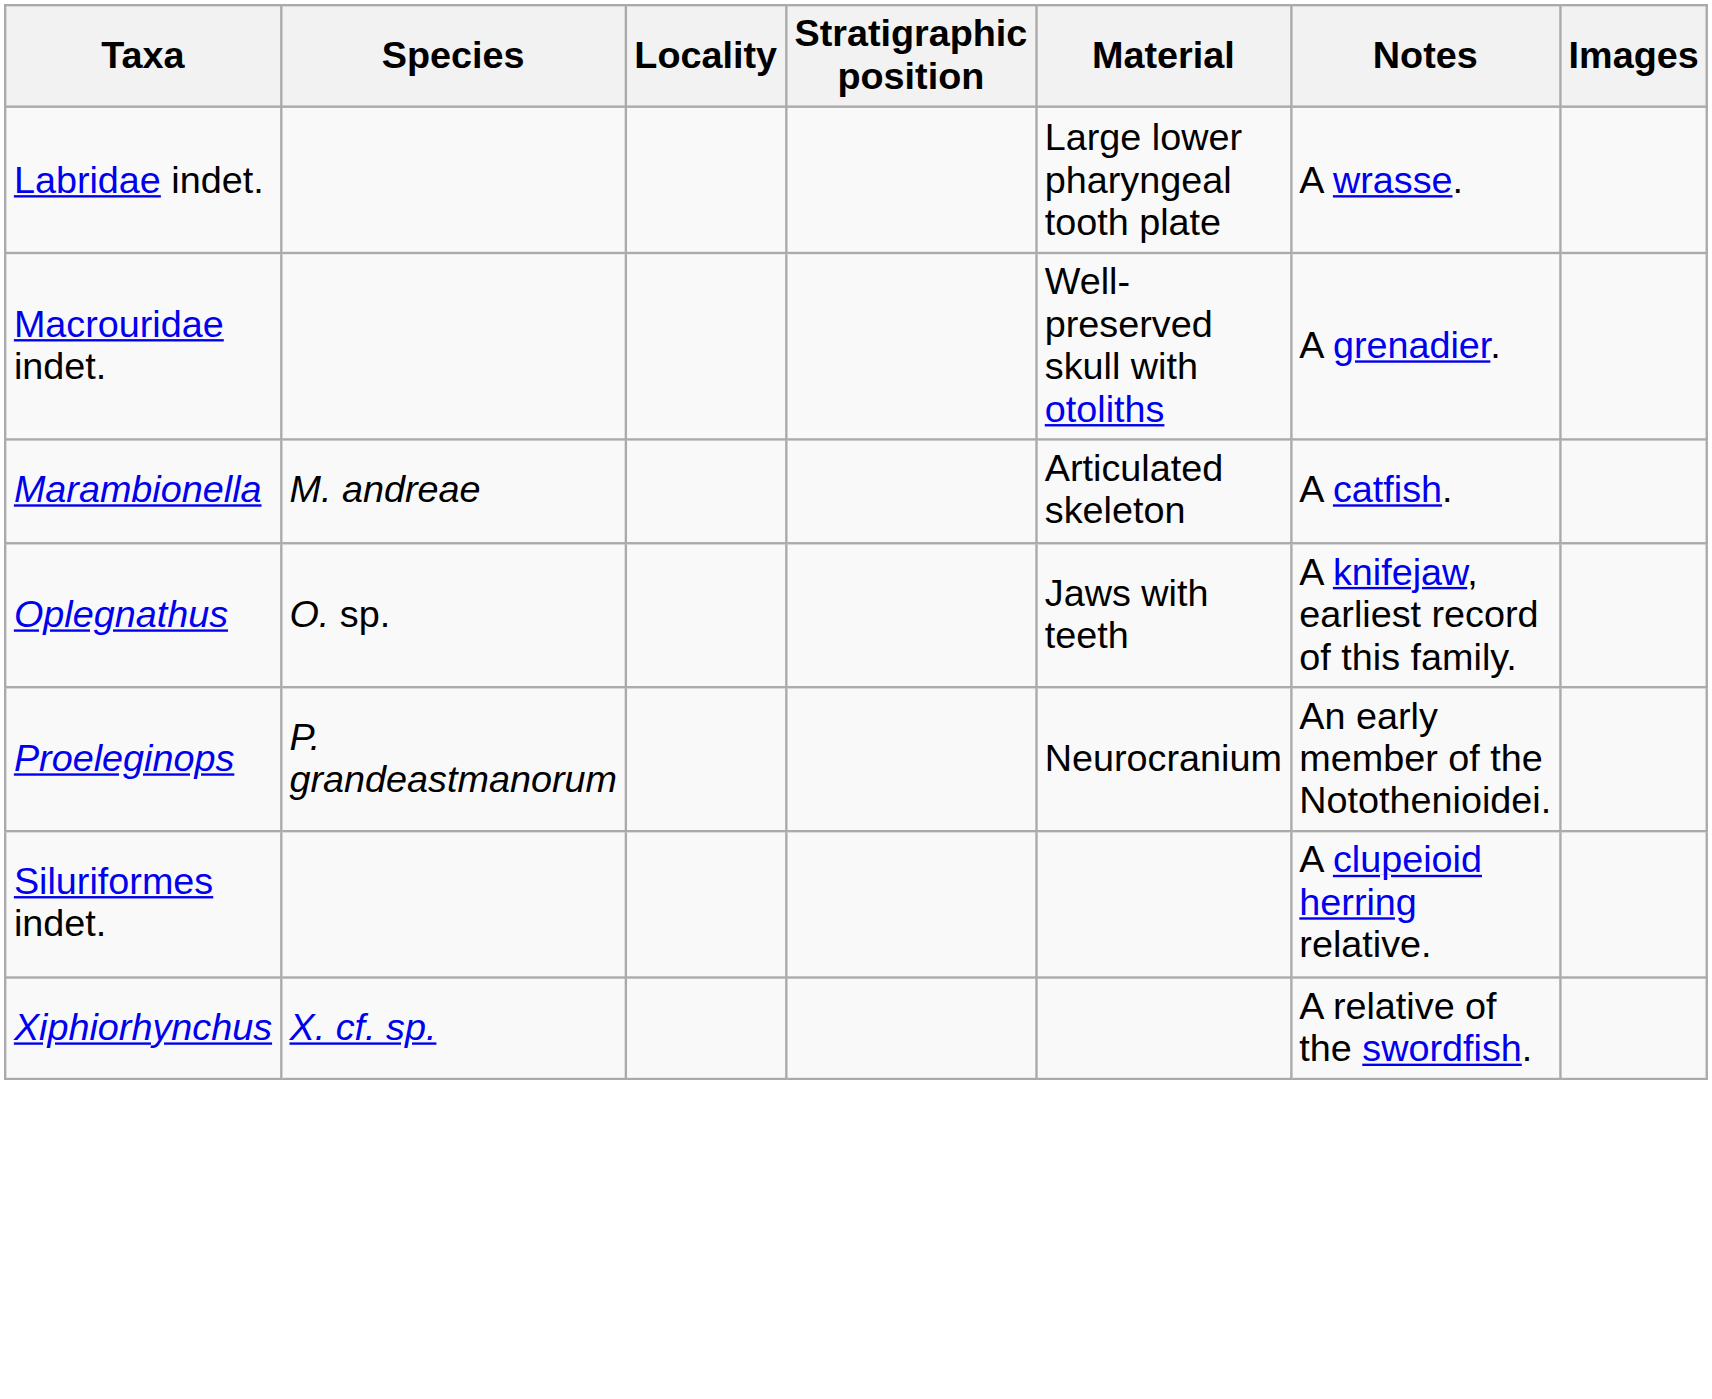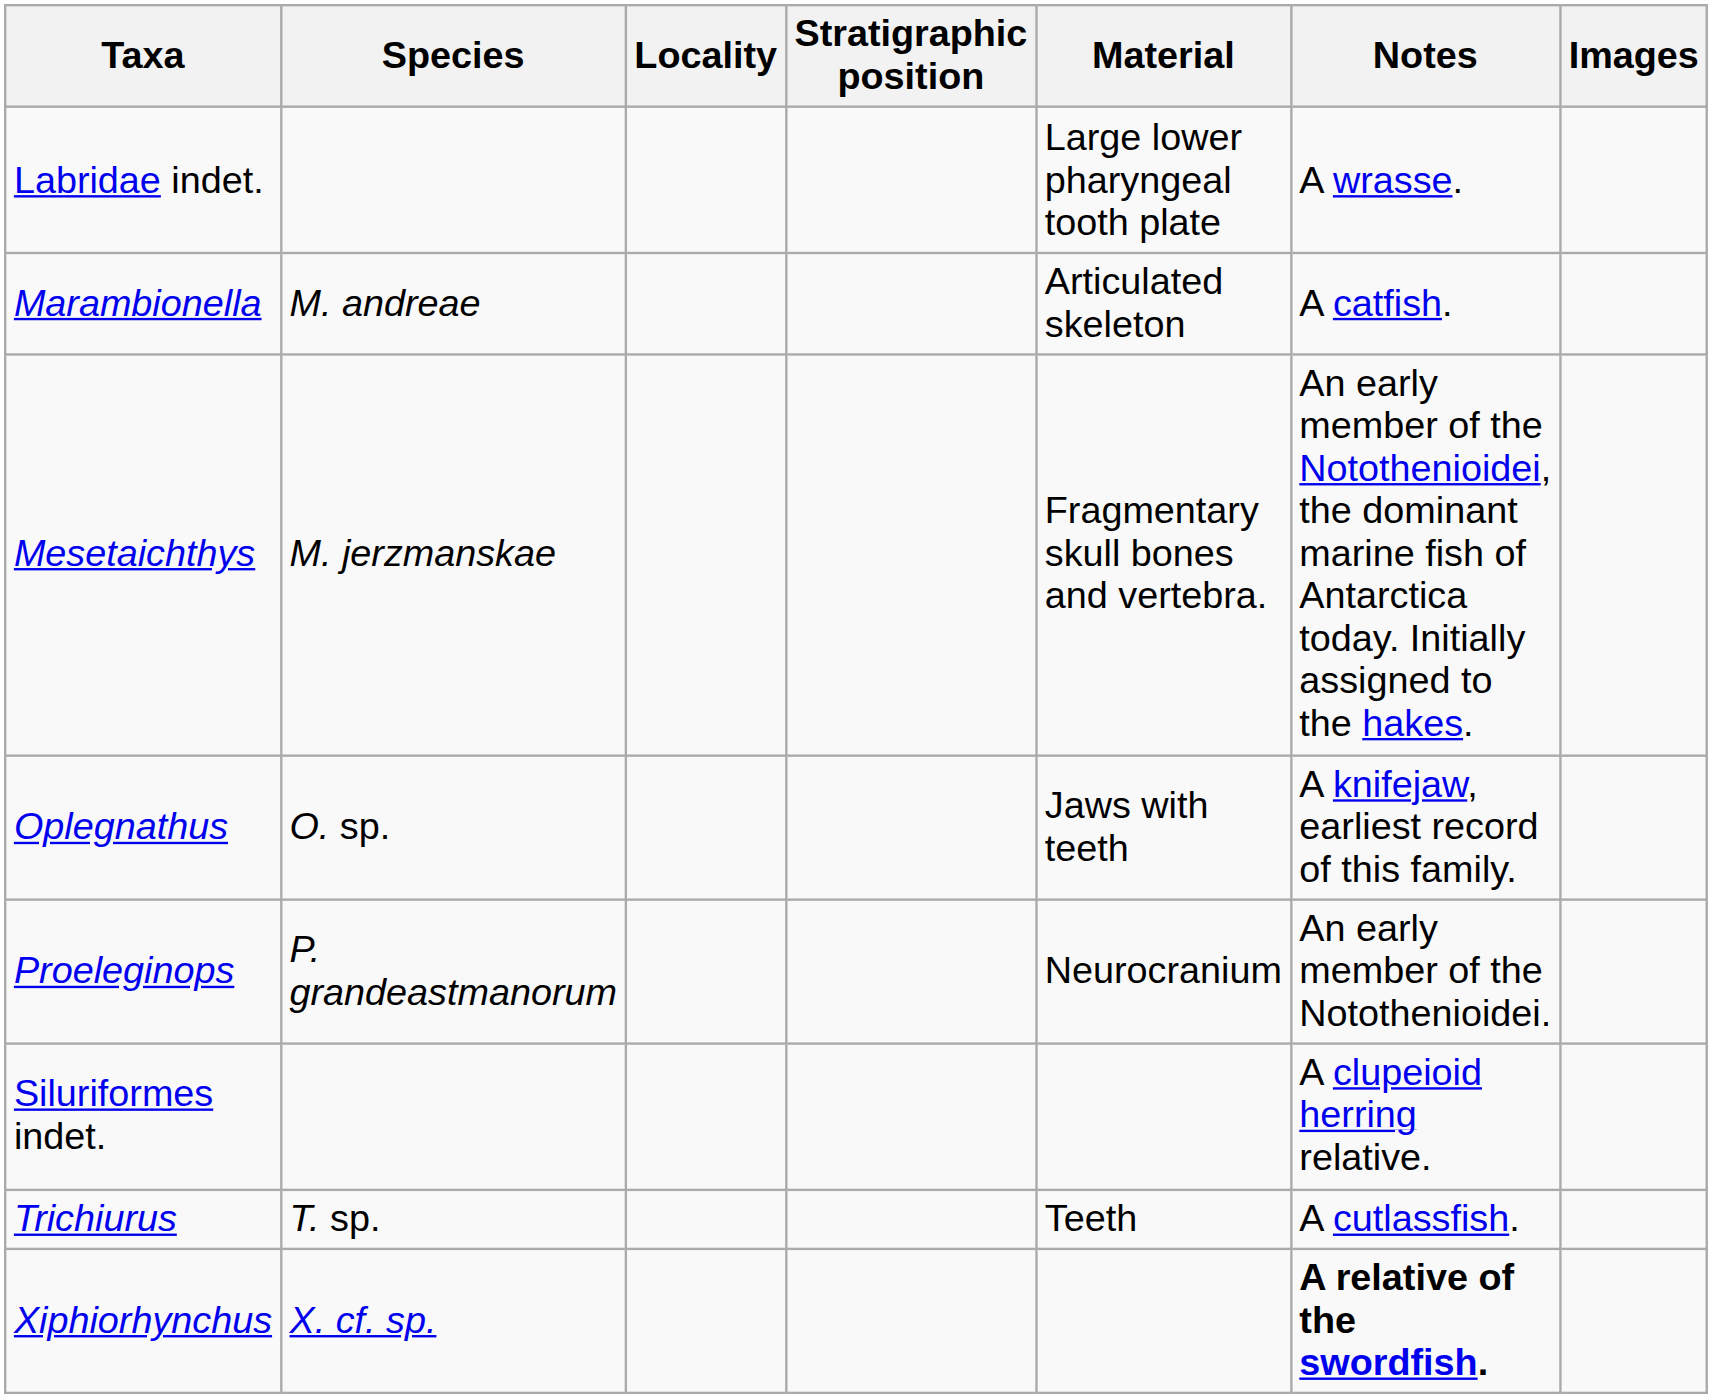- row: (119, 345)
+ row: (135, 553)
+ row: (95, 1218)
(1416, 1027) normal -> (1407, 1320) bold
